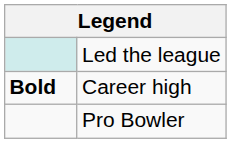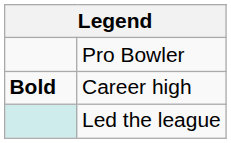rows swapped: (151, 54) <-> (133, 120)
